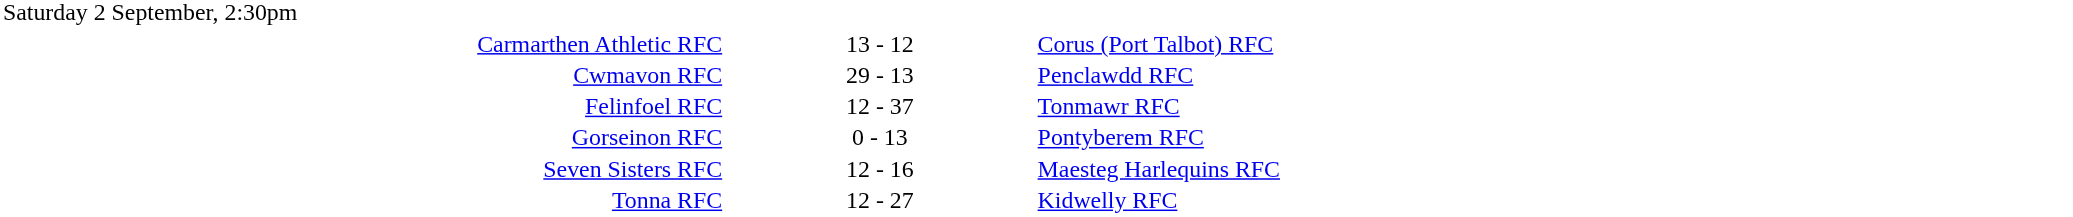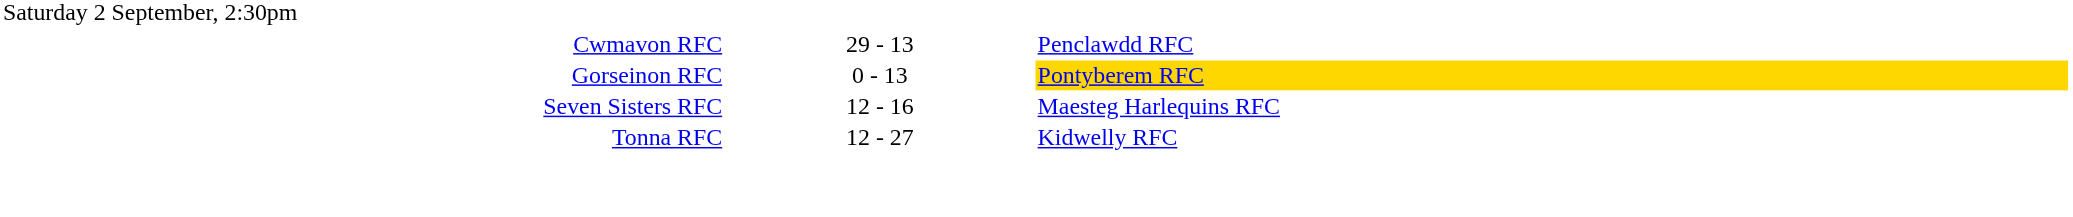- row: (600, 43)
- row: (654, 106)
(1121, 137) no background -> (1121, 75) gold background
